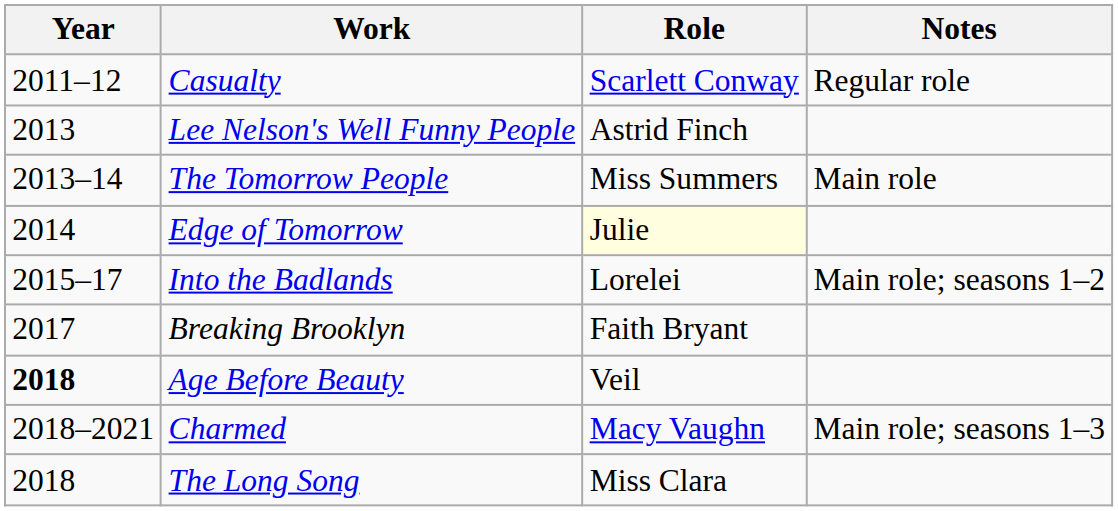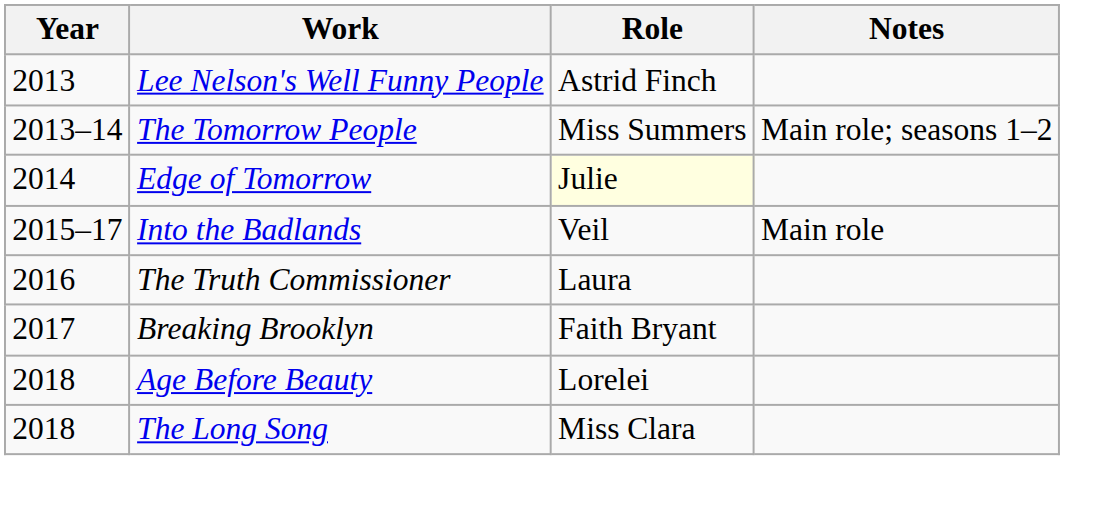- row: (225, 79)
(875, 179) Main role -> (907, 129) Main role; seasons 1–2
(635, 279) Lorelei -> (584, 229) Veil
(959, 279) Main role; seasons 1–2 -> (823, 229) Main role
+ row: (294, 279)
(44, 379) bold -> (44, 379) normal
(615, 379) Veil -> (604, 379) Lorelei
- row: (227, 429)
